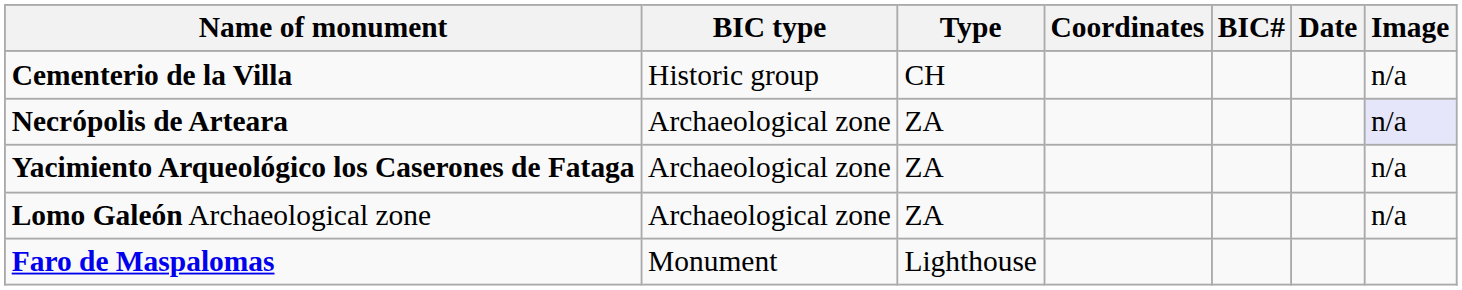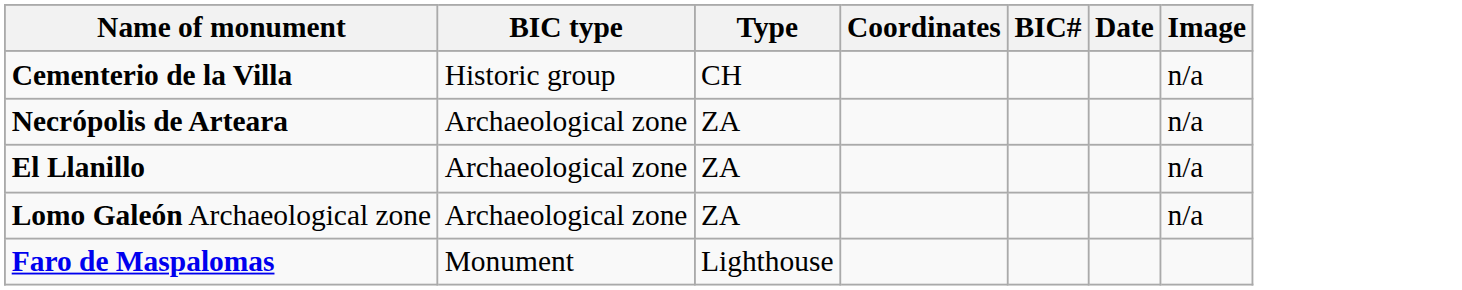(1389, 121) lavender background -> (1185, 121) no background
+ row: (78, 167)
- row: (323, 167)
